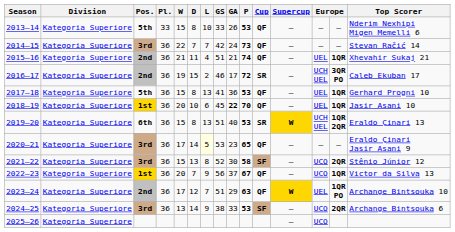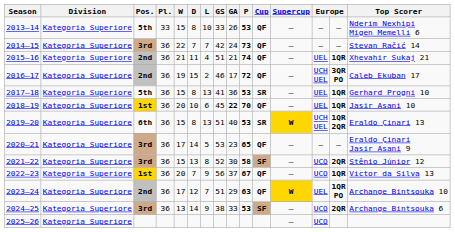(262, 75) SR -> (262, 75) QF
(262, 92) QF -> (262, 92) SR
(207, 144) lightyellow background -> (207, 144) no background
